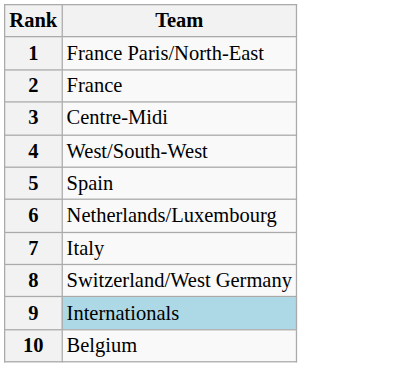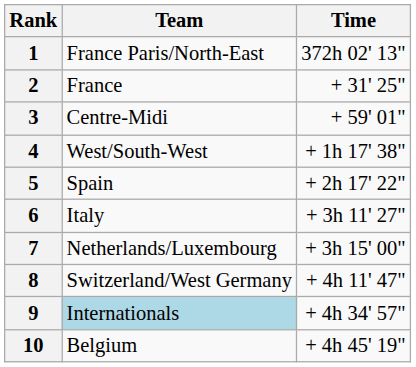+ column: (353, 20)
(172, 215) Netherlands/Luxembourg -> (85, 215) Italy
(85, 248) Italy -> (172, 248) Netherlands/Luxembourg
